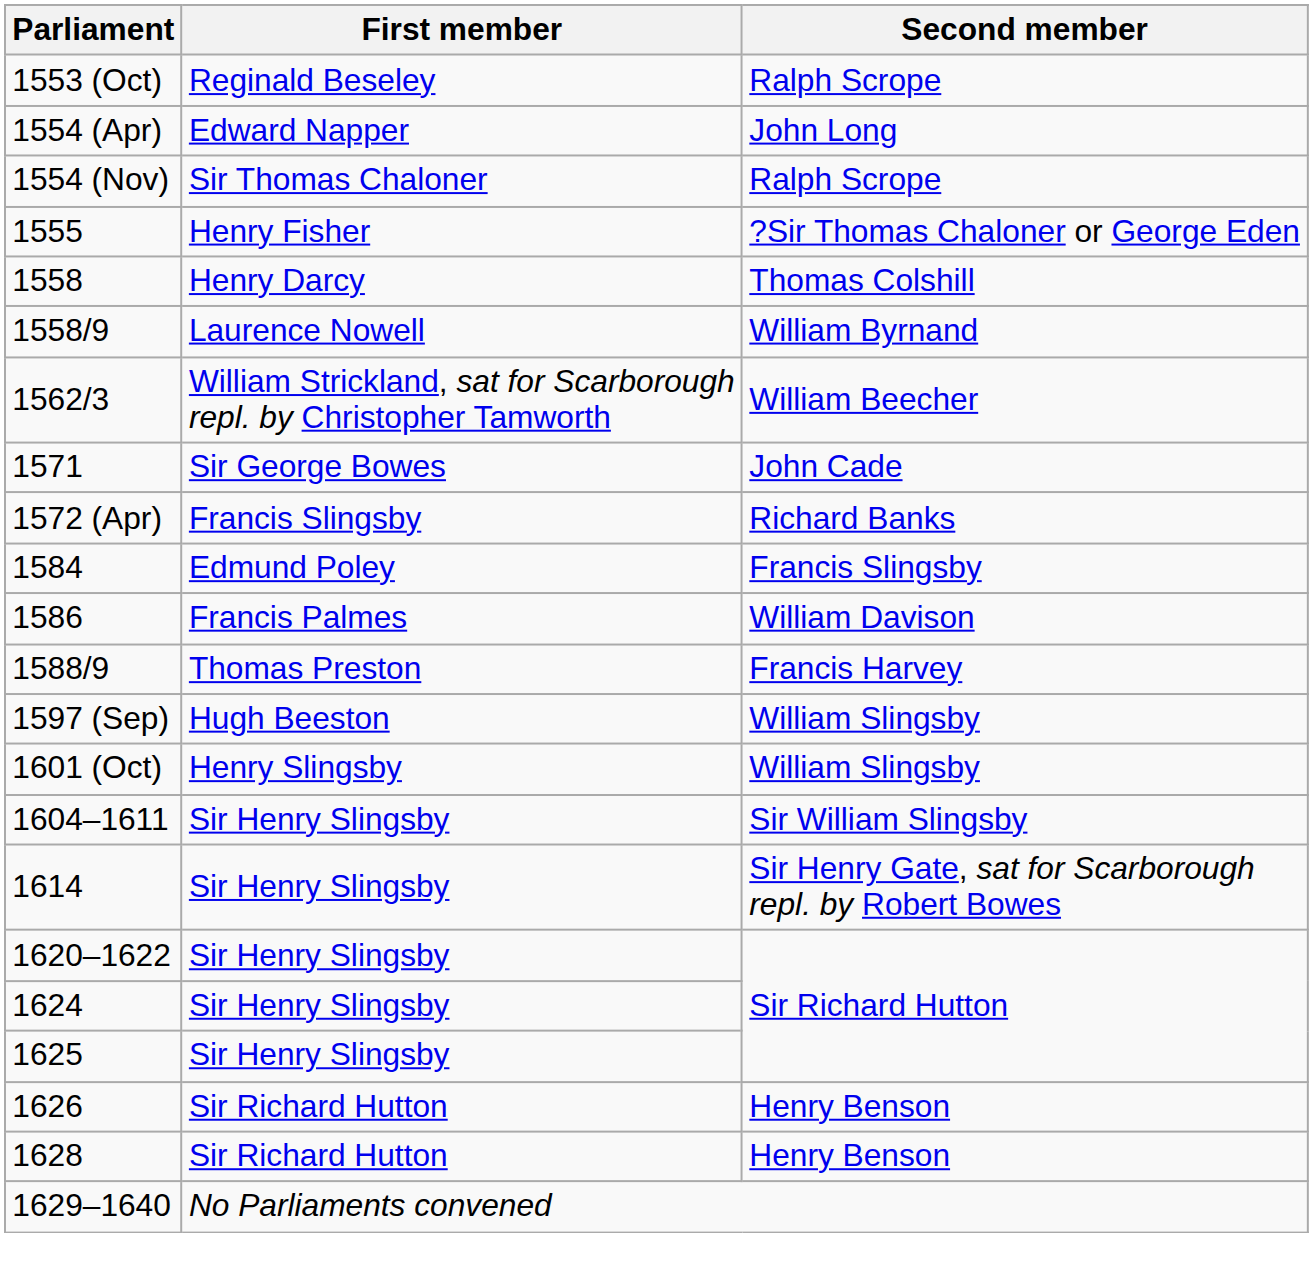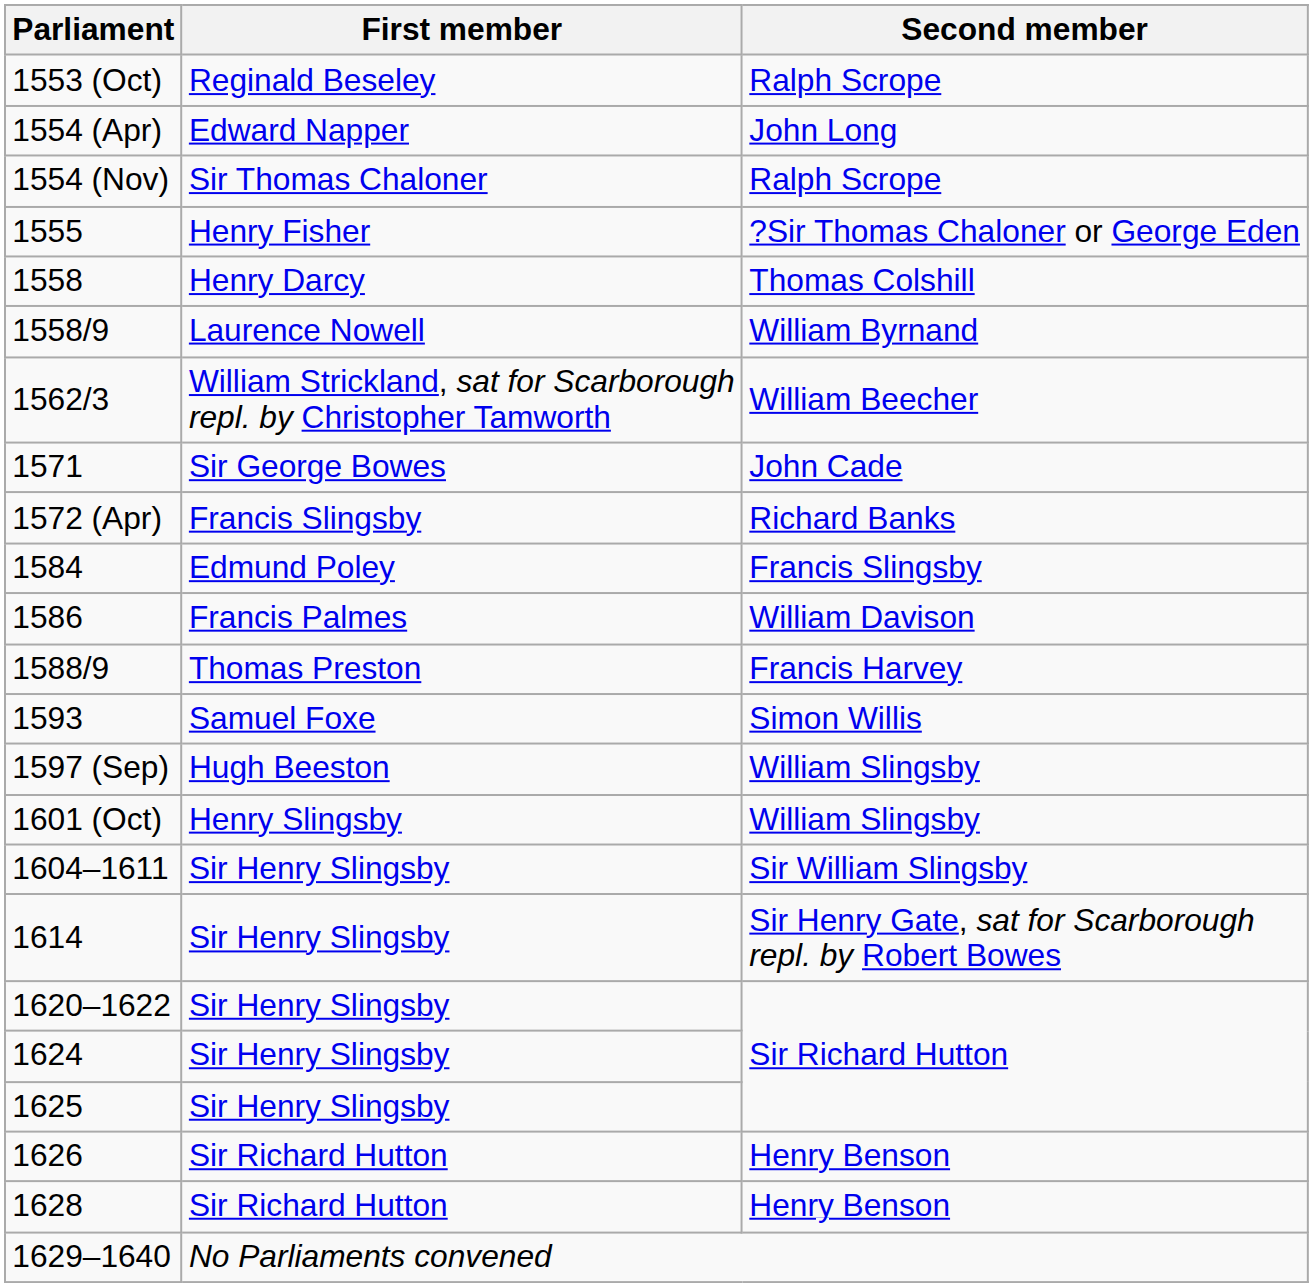+ row: (48, 718)
